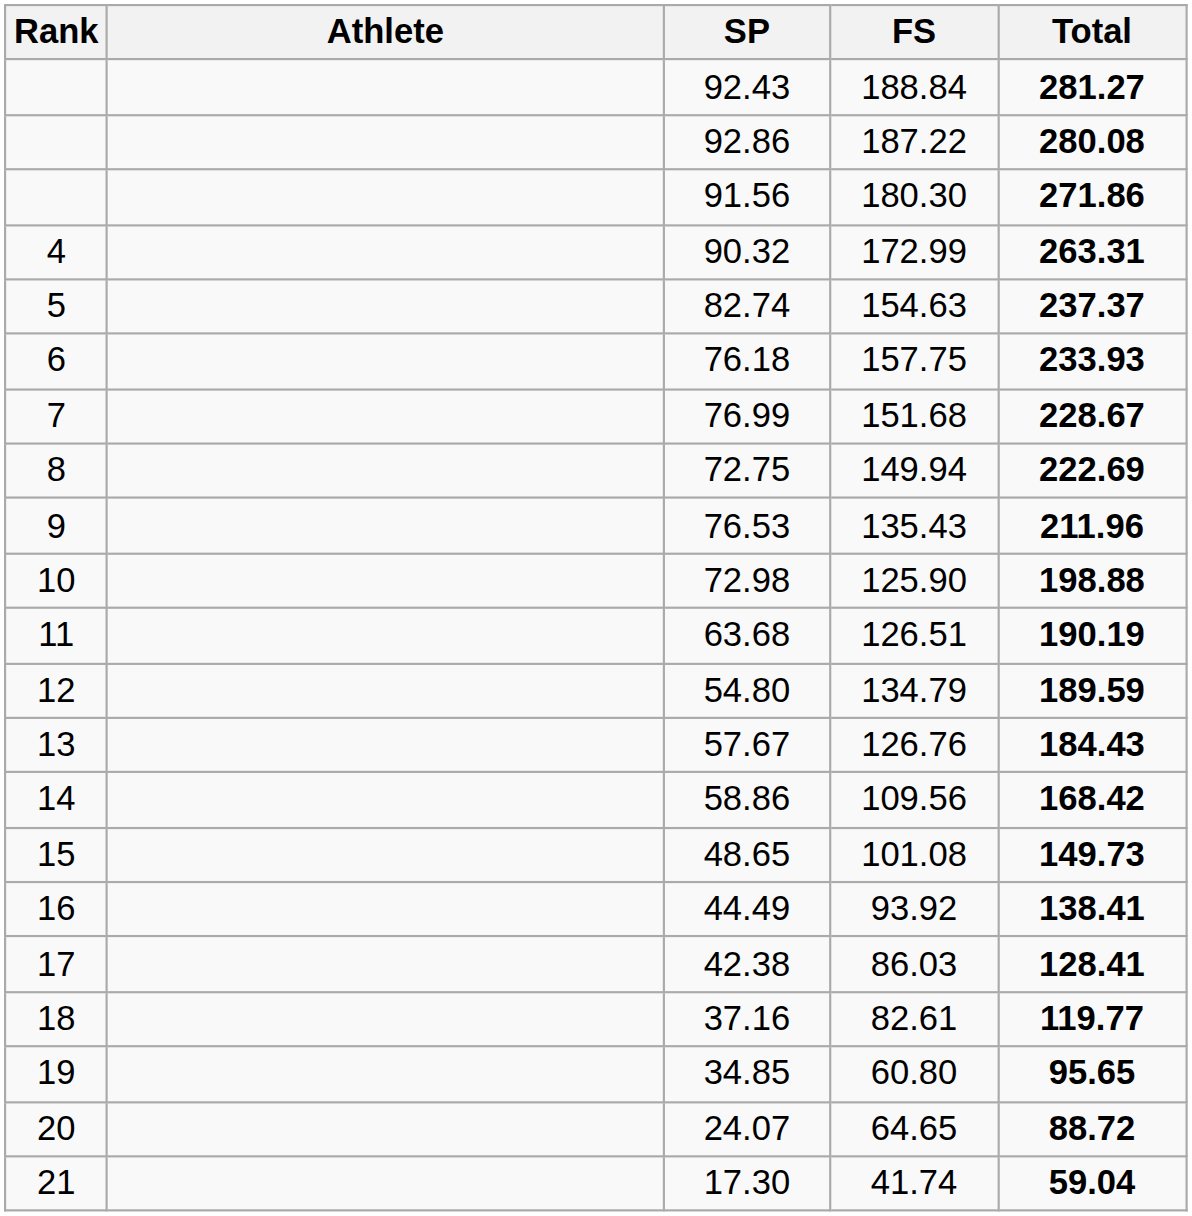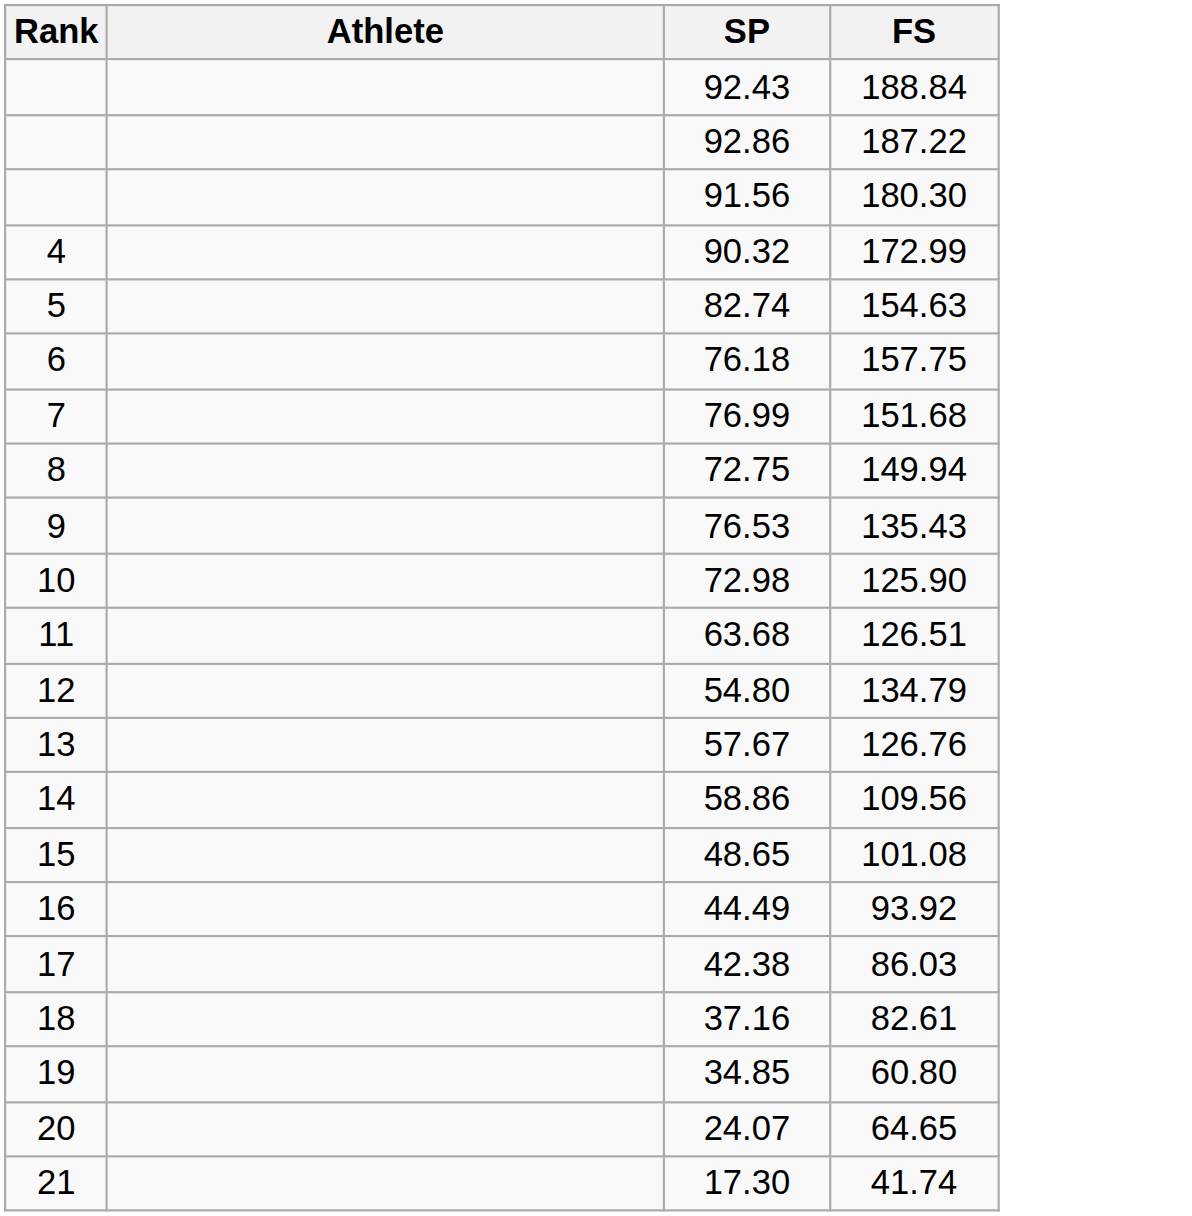- column: (1092, 31)
